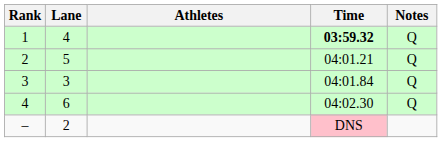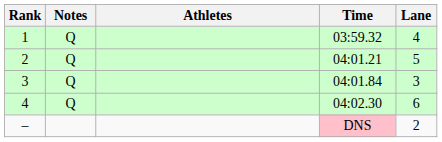columns swapped: (66, 15) <-> (412, 15)
(349, 37) bold -> (357, 37) normal
